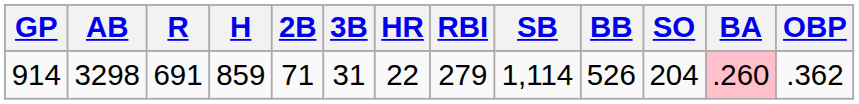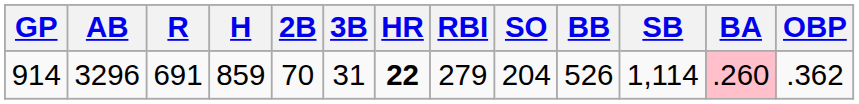columns swapped: (537, 27) <-> (674, 27)
(107, 74) 3298 -> (107, 74) 3296
(298, 74) 71 -> (298, 74) 70
(403, 74) normal -> (403, 74) bold
